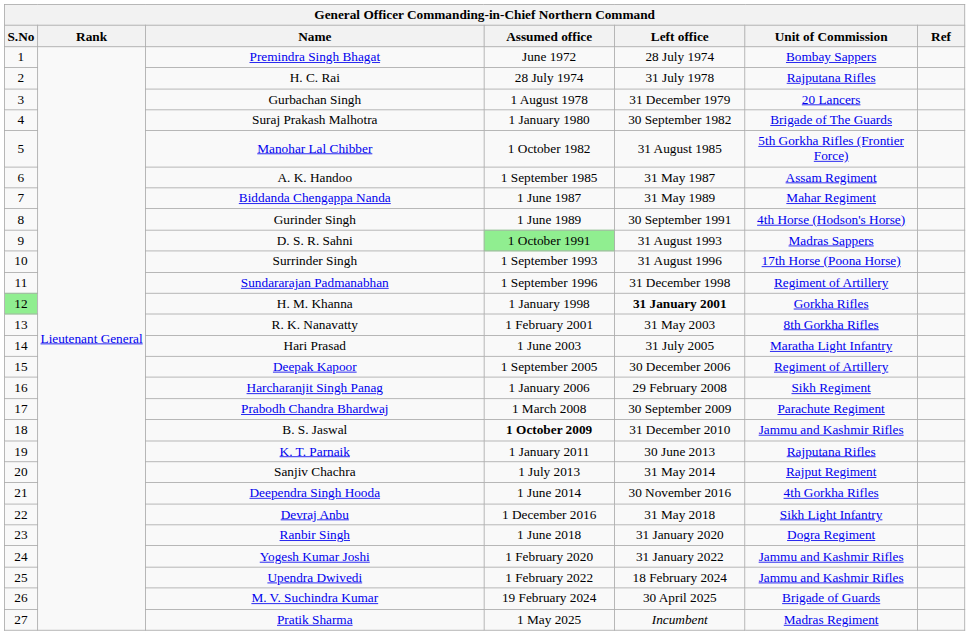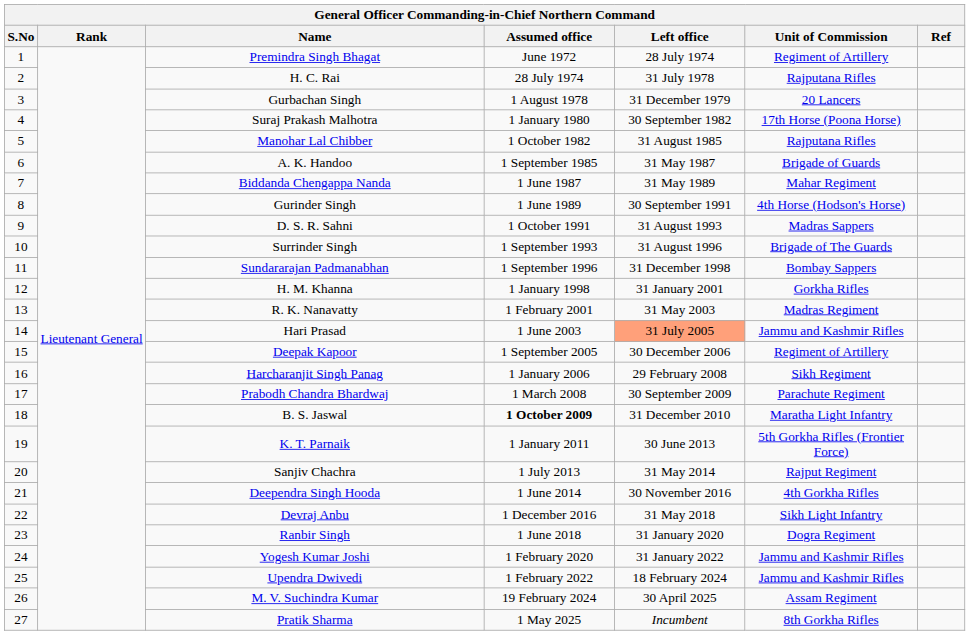(831, 57) Bombay Sappers -> (831, 57) Regiment of Artillery
(831, 120) Brigade of The Guards -> (831, 120) 17th Horse (Poona Horse)
(831, 148) 5th Gorkha Rifles (Frontier Force) -> (831, 141) Rajputana Rifles
(831, 177) Assam Regiment -> (831, 162) Brigade of Guards
(549, 240) lightgreen background -> (549, 225) no background
(831, 261) 17th Horse (Poona Horse) -> (831, 246) Brigade of The Guards
(831, 282) Regiment of Artillery -> (831, 267) Bombay Sappers
(21, 303) lightgreen background -> (21, 288) no background
(680, 303) bold -> (680, 288) normal
(831, 324) 8th Gorkha Rifles -> (831, 309) Madras Regiment
(680, 345) no background -> (680, 330) lightsalmon background
(831, 345) Maratha Light Infantry -> (831, 330) Jammu and Kashmir Rifles
(831, 430) Jammu and Kashmir Rifles -> (831, 415) Maratha Light Infantry
(831, 451) Rajputana Rifles -> (831, 443) 5th Gorkha Rifles (Frontier Force)
(831, 598) Brigade of Guards -> (831, 598) Assam Regiment
(831, 619) Madras Regiment -> (831, 619) 8th Gorkha Rifles
